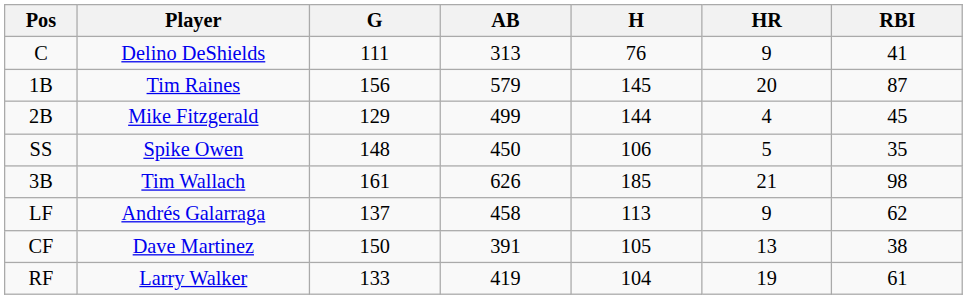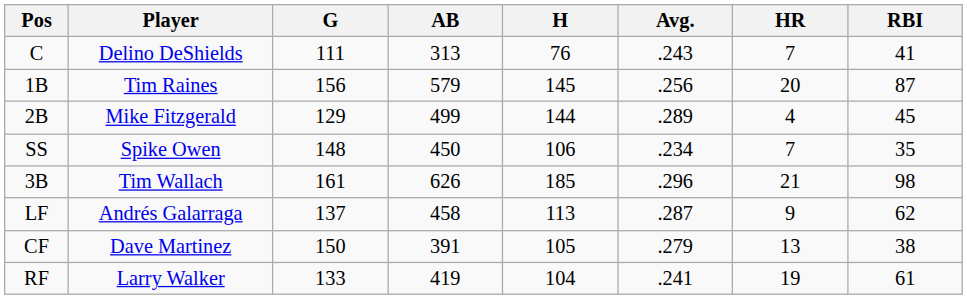+ column: (675, 20)
(767, 52) 9 -> (790, 52) 7
(767, 149) 5 -> (790, 149) 7
